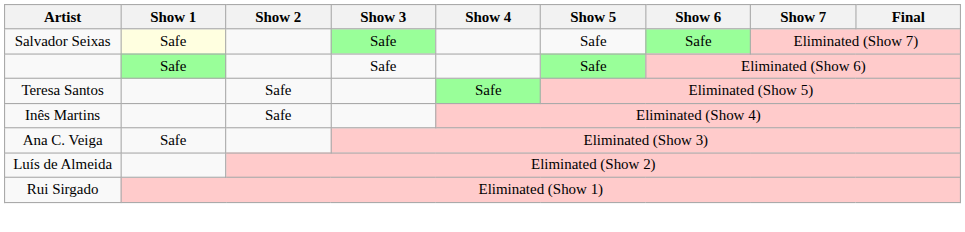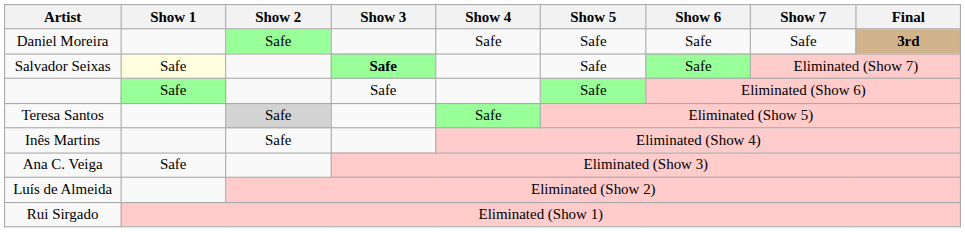+ row: (63, 41)
(383, 41) normal -> (383, 65) bold
(278, 90) no background -> (278, 115) lightgrey background
